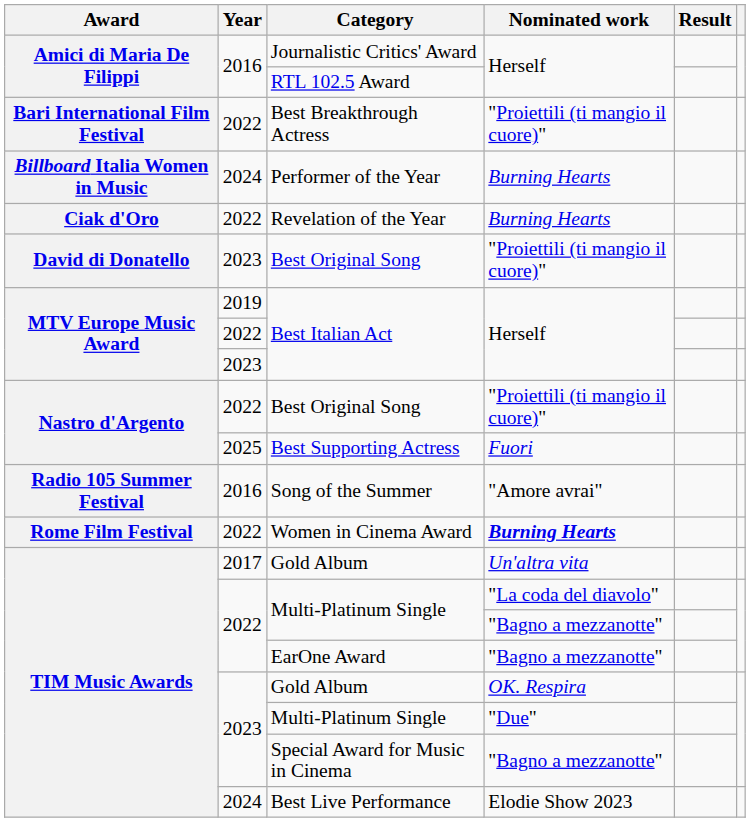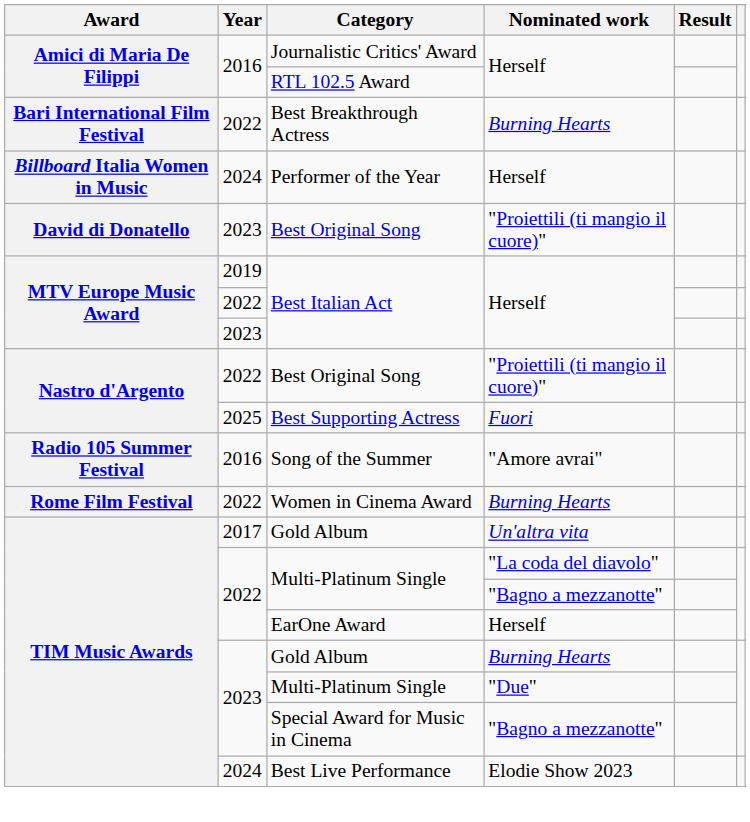(577, 123) "Proiettili (ti mangio il cuore)" -> (549, 123) Burning Hearts
(549, 176) Burning Hearts -> (517, 176) Herself
- row: (242, 218)
(552, 532) bold -> (549, 501) normal
(575, 656) "Bagno a mezzanotte" -> (517, 625) Herself
(537, 687) OK. Respira -> (549, 656) Burning Hearts
